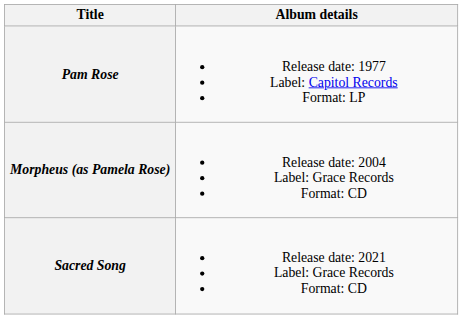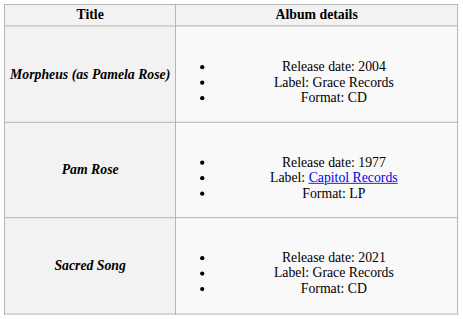rows swapped: (90, 74) <-> (90, 169)
